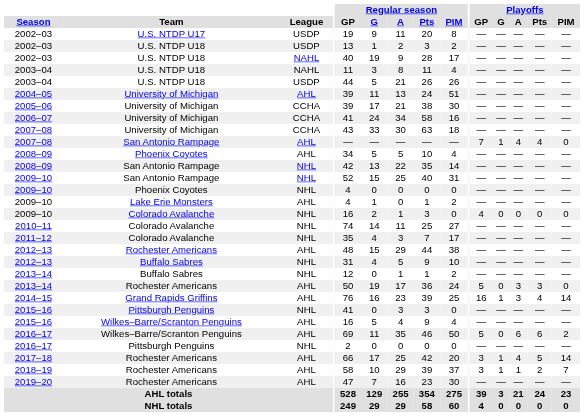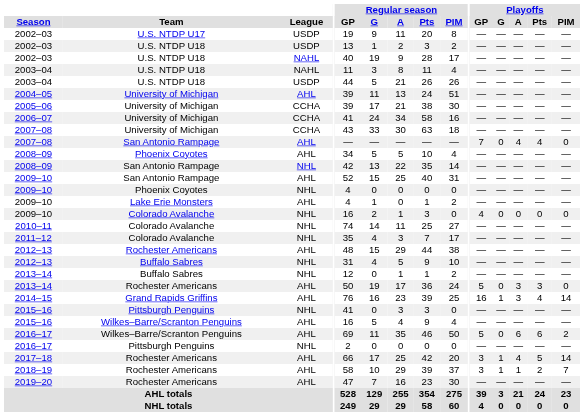(501, 142) 1 -> (501, 142) 0
(306, 178) NHL -> (306, 178) AHL
